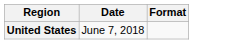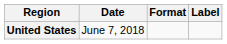+ column: (205, 13)
